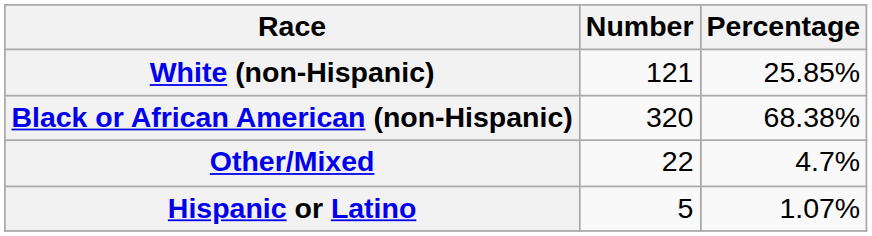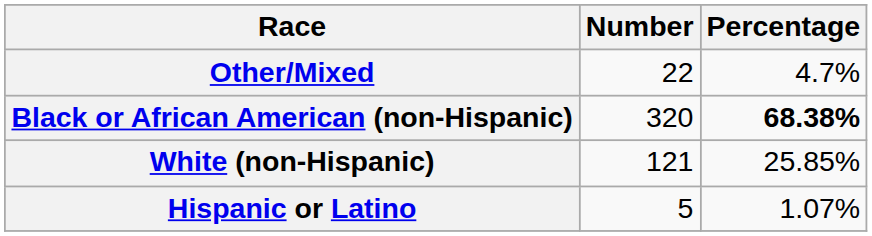rows swapped: (292, 72) <-> (292, 162)
(812, 117) normal -> (812, 117) bold
